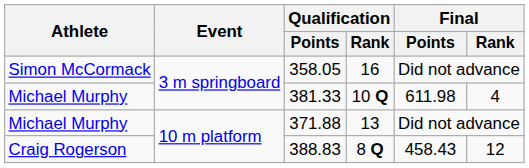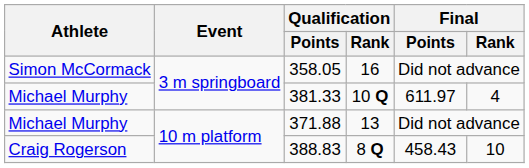(430, 97) 611.98 -> (430, 97) 611.97
(495, 150) 12 -> (495, 150) 10
